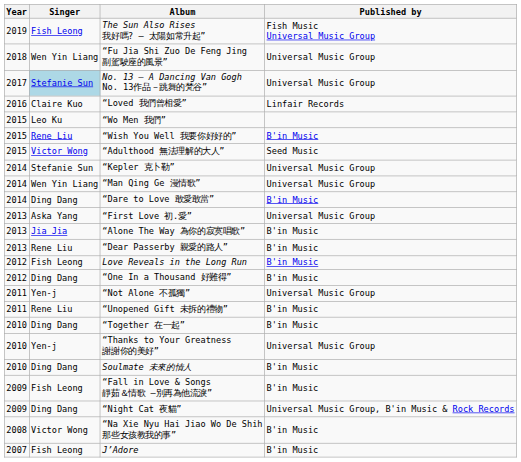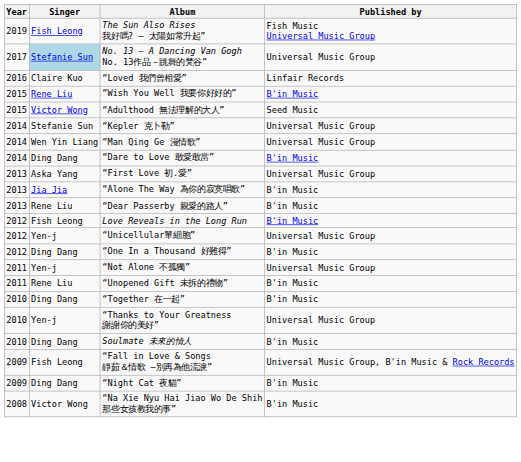- row: (175, 56)
- row: (134, 120)
+ row: (149, 235)
(292, 388) B'in Music -> (391, 362) Universal Music Group, B'in Music & Rock Records
(391, 409) Universal Music Group, B'in Music & Rock Records -> (292, 383) B'in Music
- row: (120, 450)
